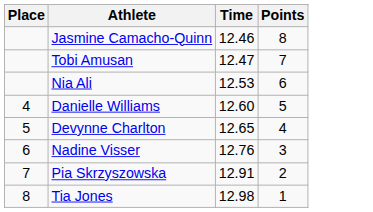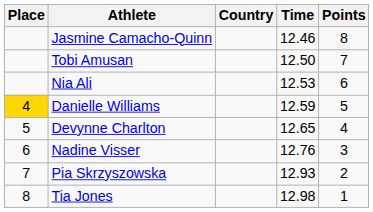+ column: (246, 15)
(237, 60) 12.47 -> (298, 60) 12.50
(26, 106) no background -> (26, 106) gold background
(237, 106) 12.60 -> (298, 106) 12.59
(237, 173) 12.91 -> (298, 173) 12.93
